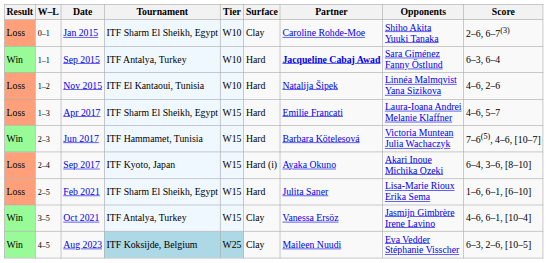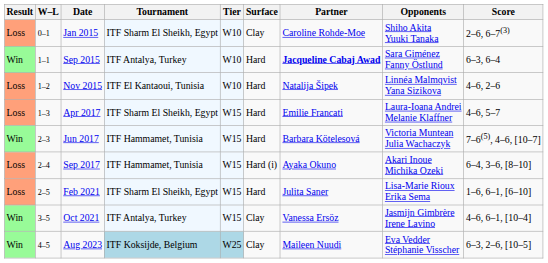(141, 165) ITF Kyoto, Japan -> (155, 165) ITF Hammamet, Tunisia
